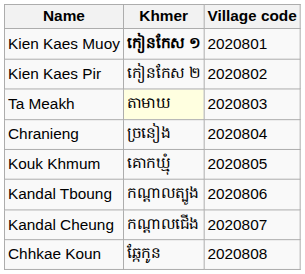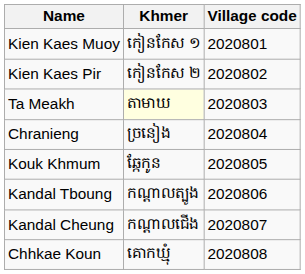(164, 42) bold -> (164, 42) normal
(149, 163) គោកឃ្មុំ -> (144, 163) ឆ្កែកូន
(144, 253) ឆ្កែកូន -> (149, 253) គោកឃ្មុំ
